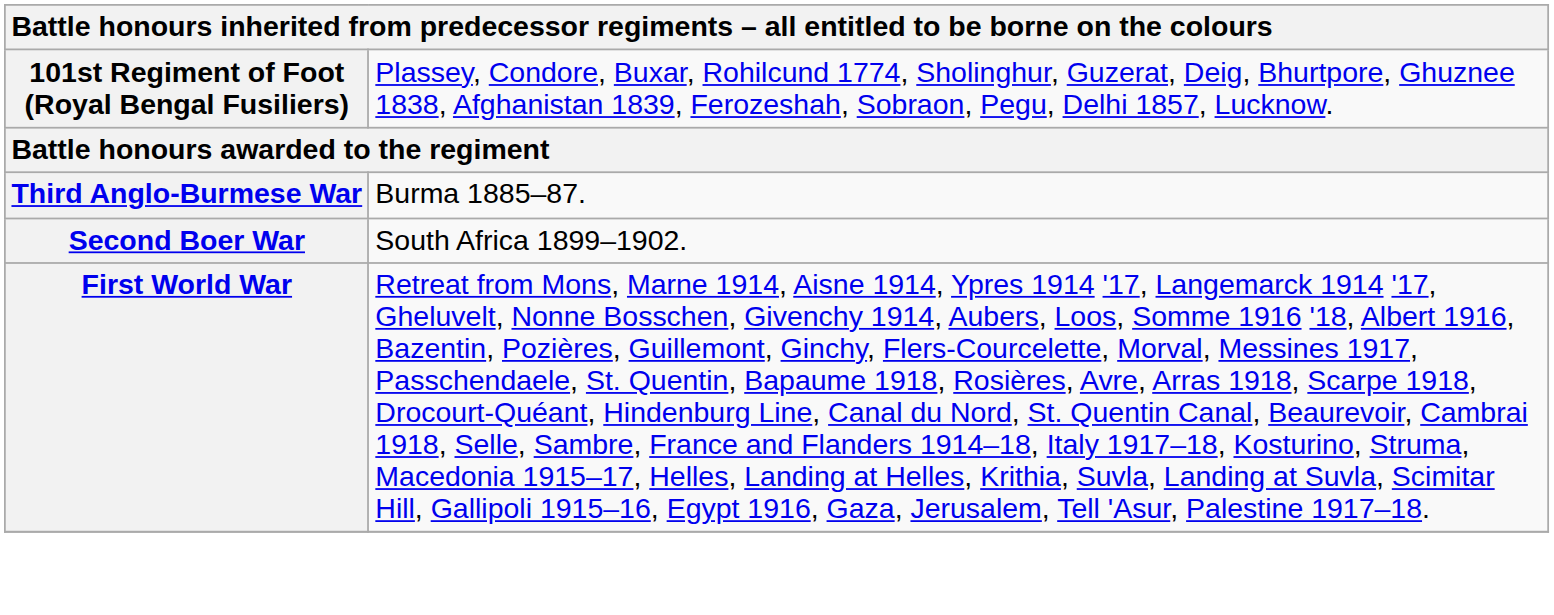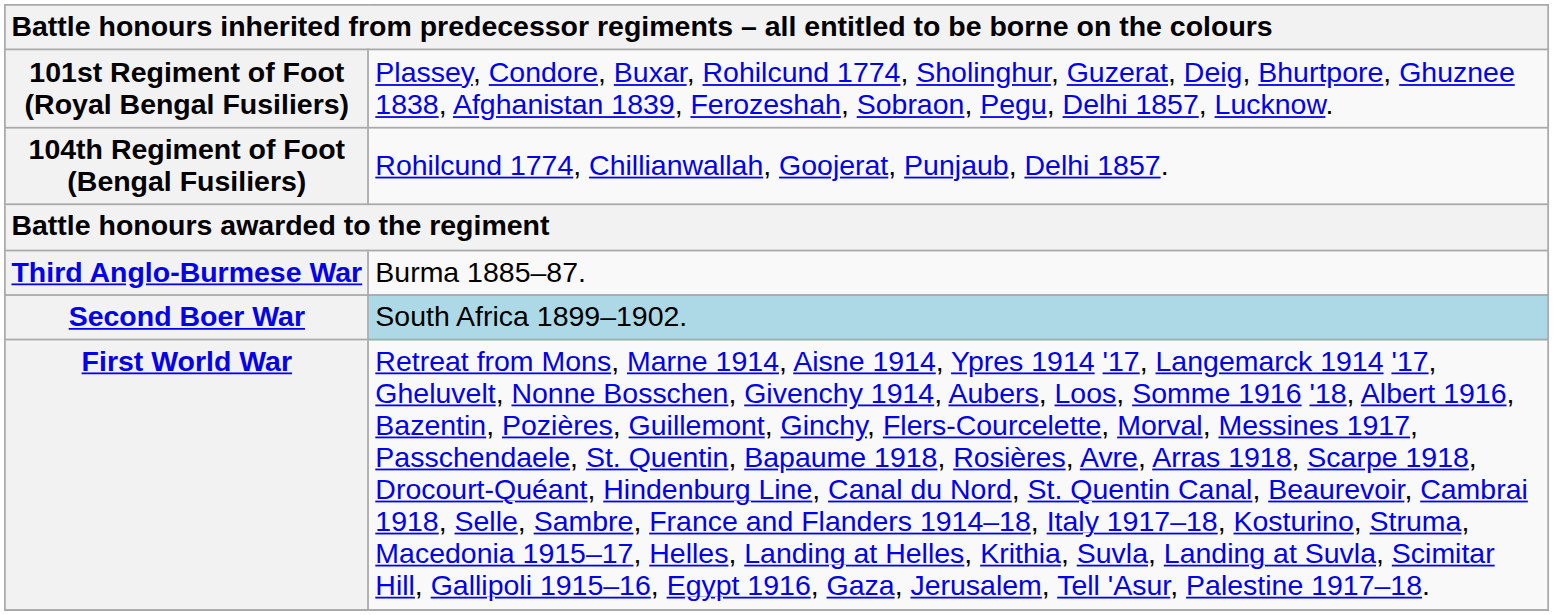+ row: (187, 165)
(531, 239) no background -> (531, 317) lightblue background
